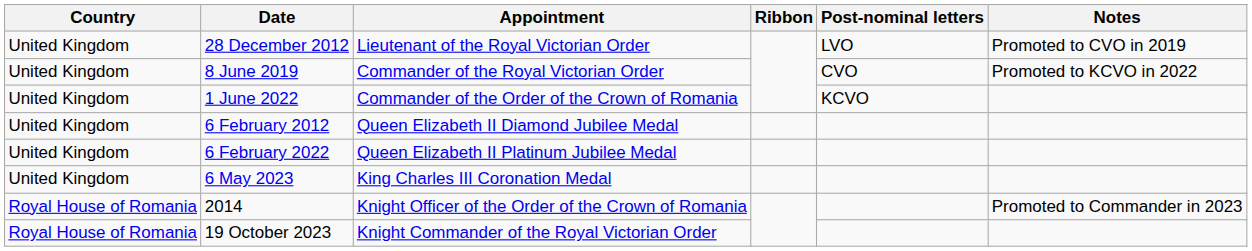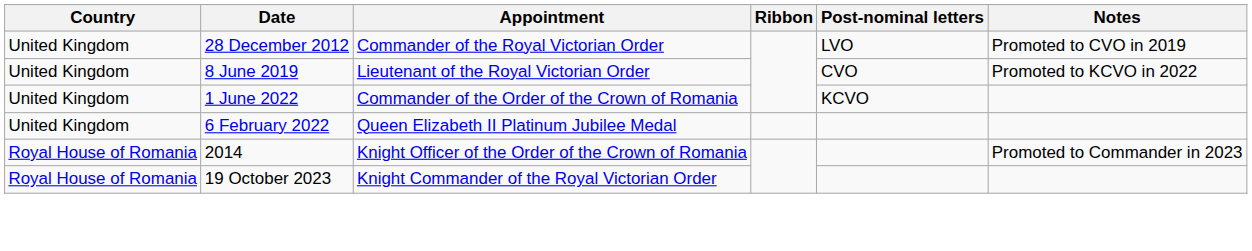(503, 44) Lieutenant of the Royal Victorian Order -> (510, 44) Commander of the Royal Victorian Order
(510, 71) Commander of the Royal Victorian Order -> (503, 71) Lieutenant of the Royal Victorian Order
- row: (267, 125)
- row: (249, 179)
